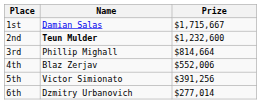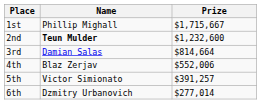(72, 25) Damian Salas -> (80, 25) Phillip Mighall
(80, 52) Phillip Mighall -> (72, 52) Damian Salas
(194, 79) $391,256 -> (194, 79) $391,257
